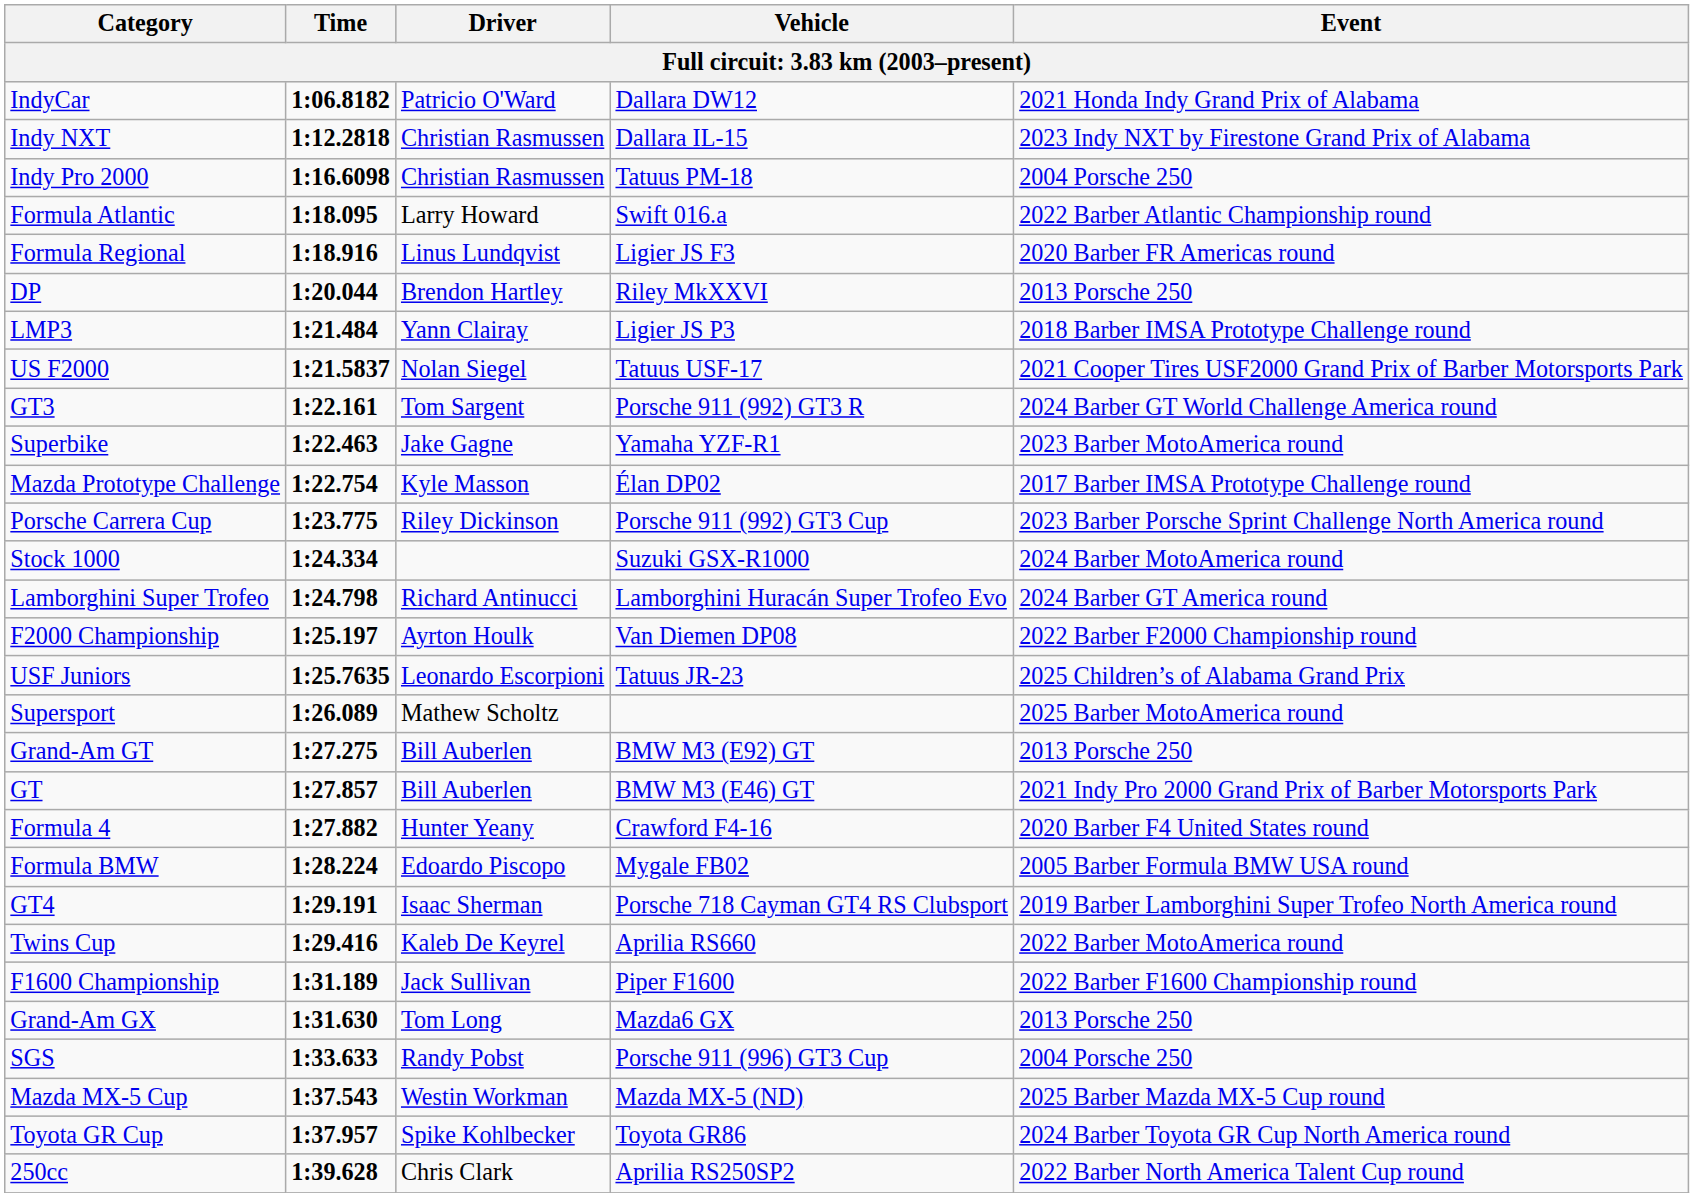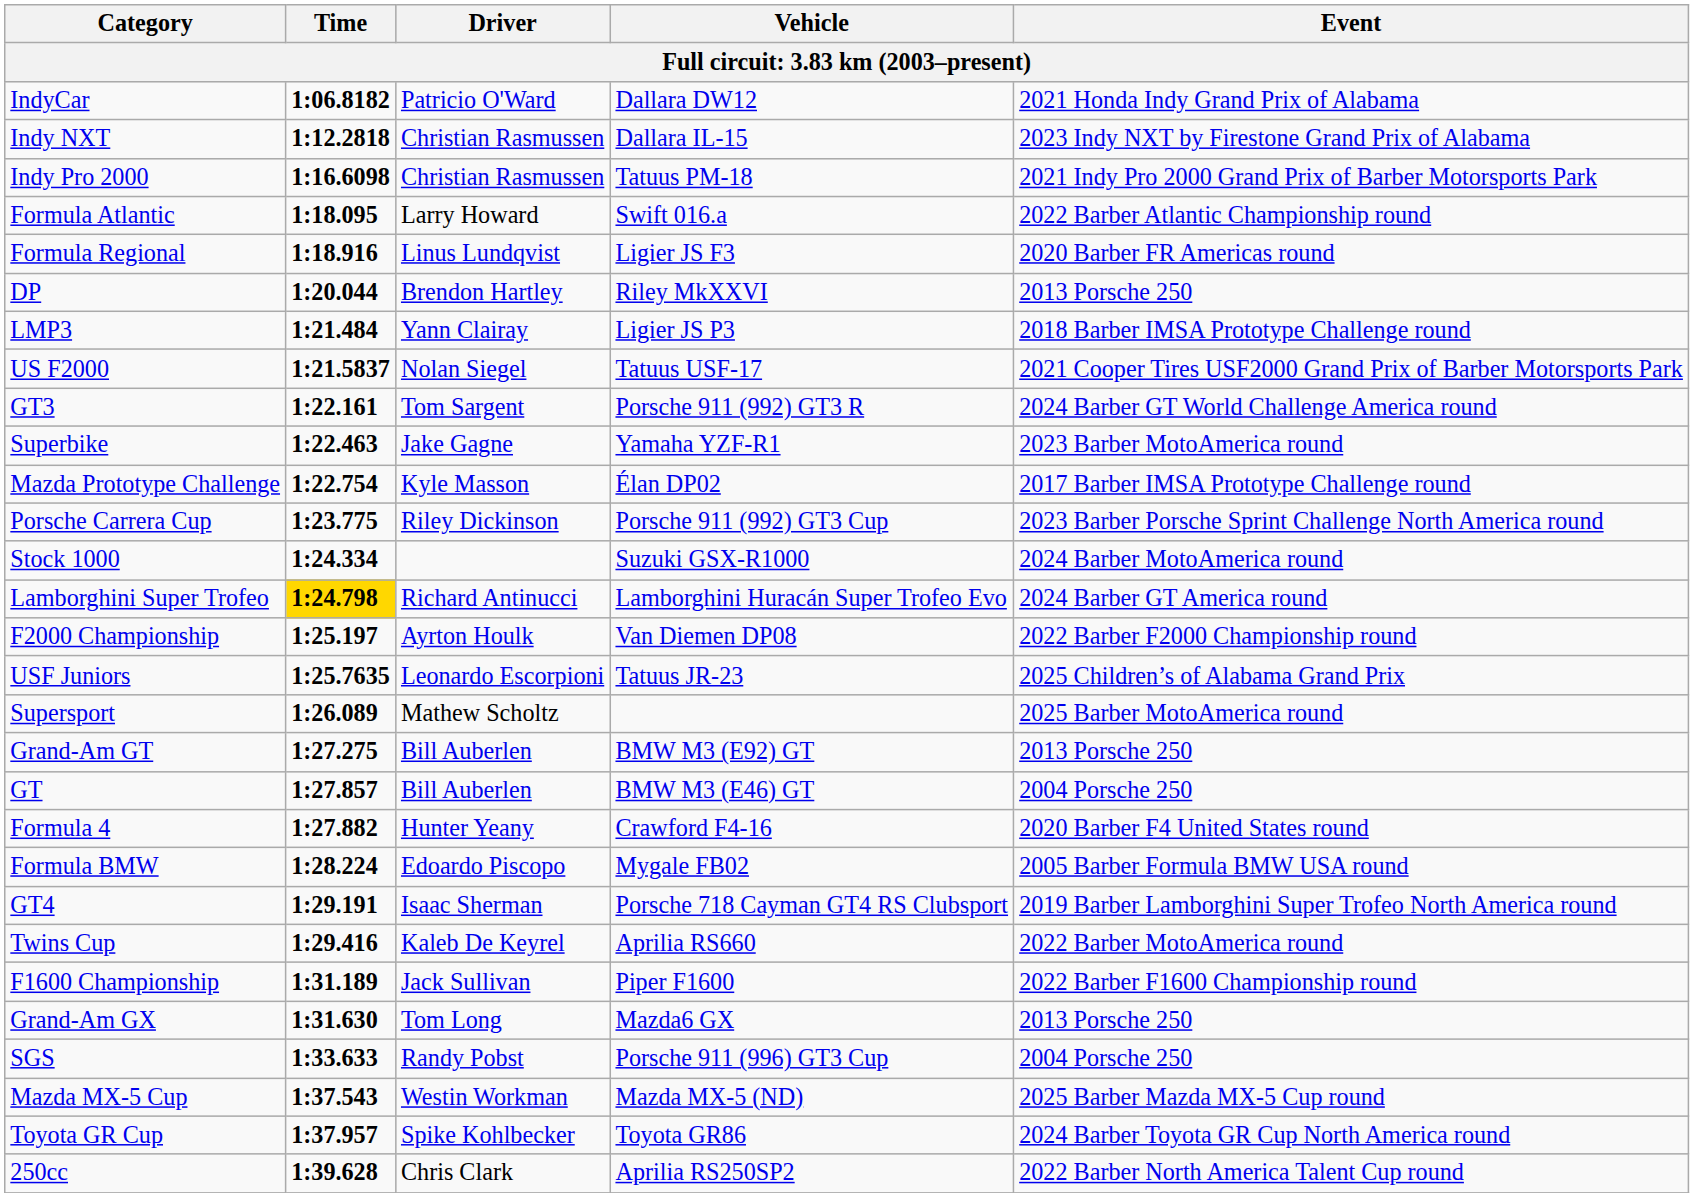(1106, 176) 2004 Porsche 250 -> (1308, 176) 2021 Indy Pro 2000 Grand Prix of Barber Motorsports Park
(334, 598) no background -> (334, 598) gold background
(1308, 789) 2021 Indy Pro 2000 Grand Prix of Barber Motorsports Park -> (1106, 789) 2004 Porsche 250
